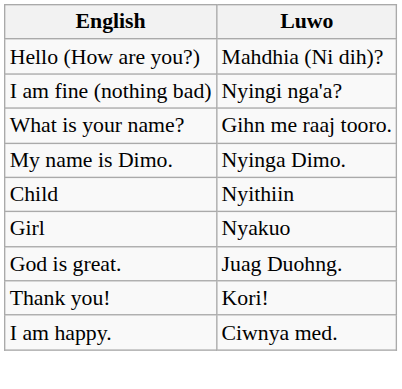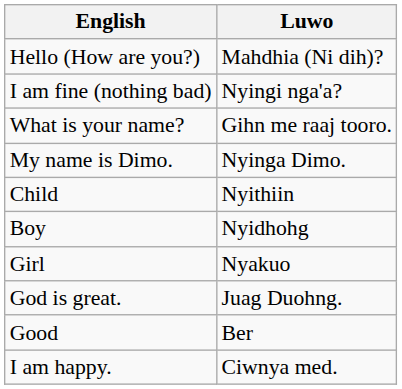+ row: (28, 228)
+ row: (34, 332)
- row: (60, 297)
